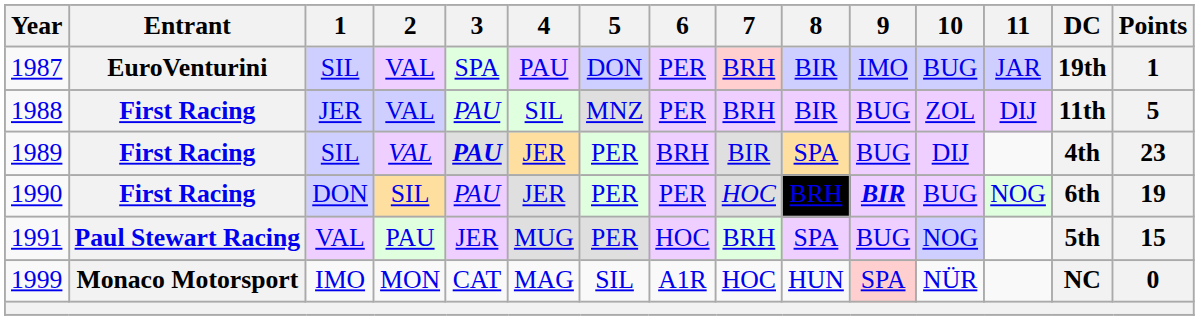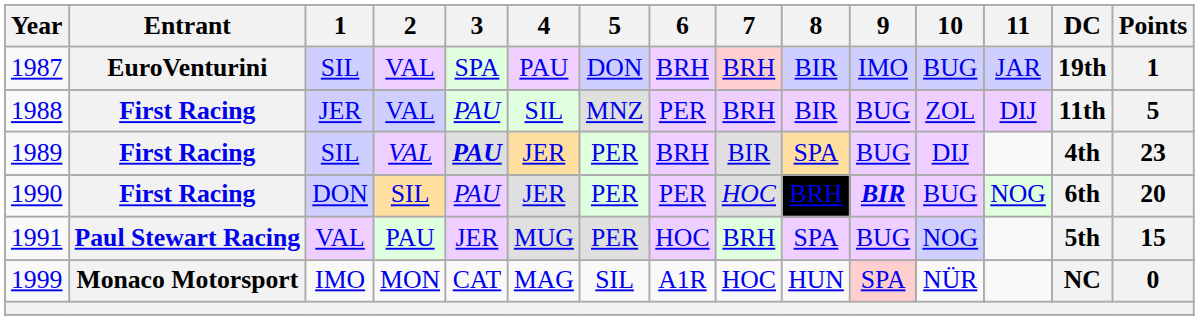(682, 67) PER -> (682, 67) BRH
(1153, 194) 19 -> (1153, 194) 20
